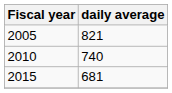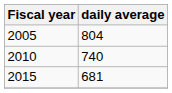(92, 35) 821 -> (92, 35) 804
